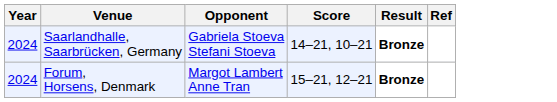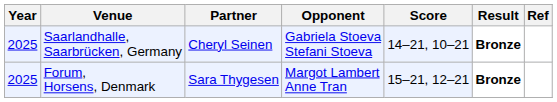+ column: (234, 15)
(22, 44) 2024 -> (22, 44) 2025
(22, 80) 2024 -> (22, 80) 2025
